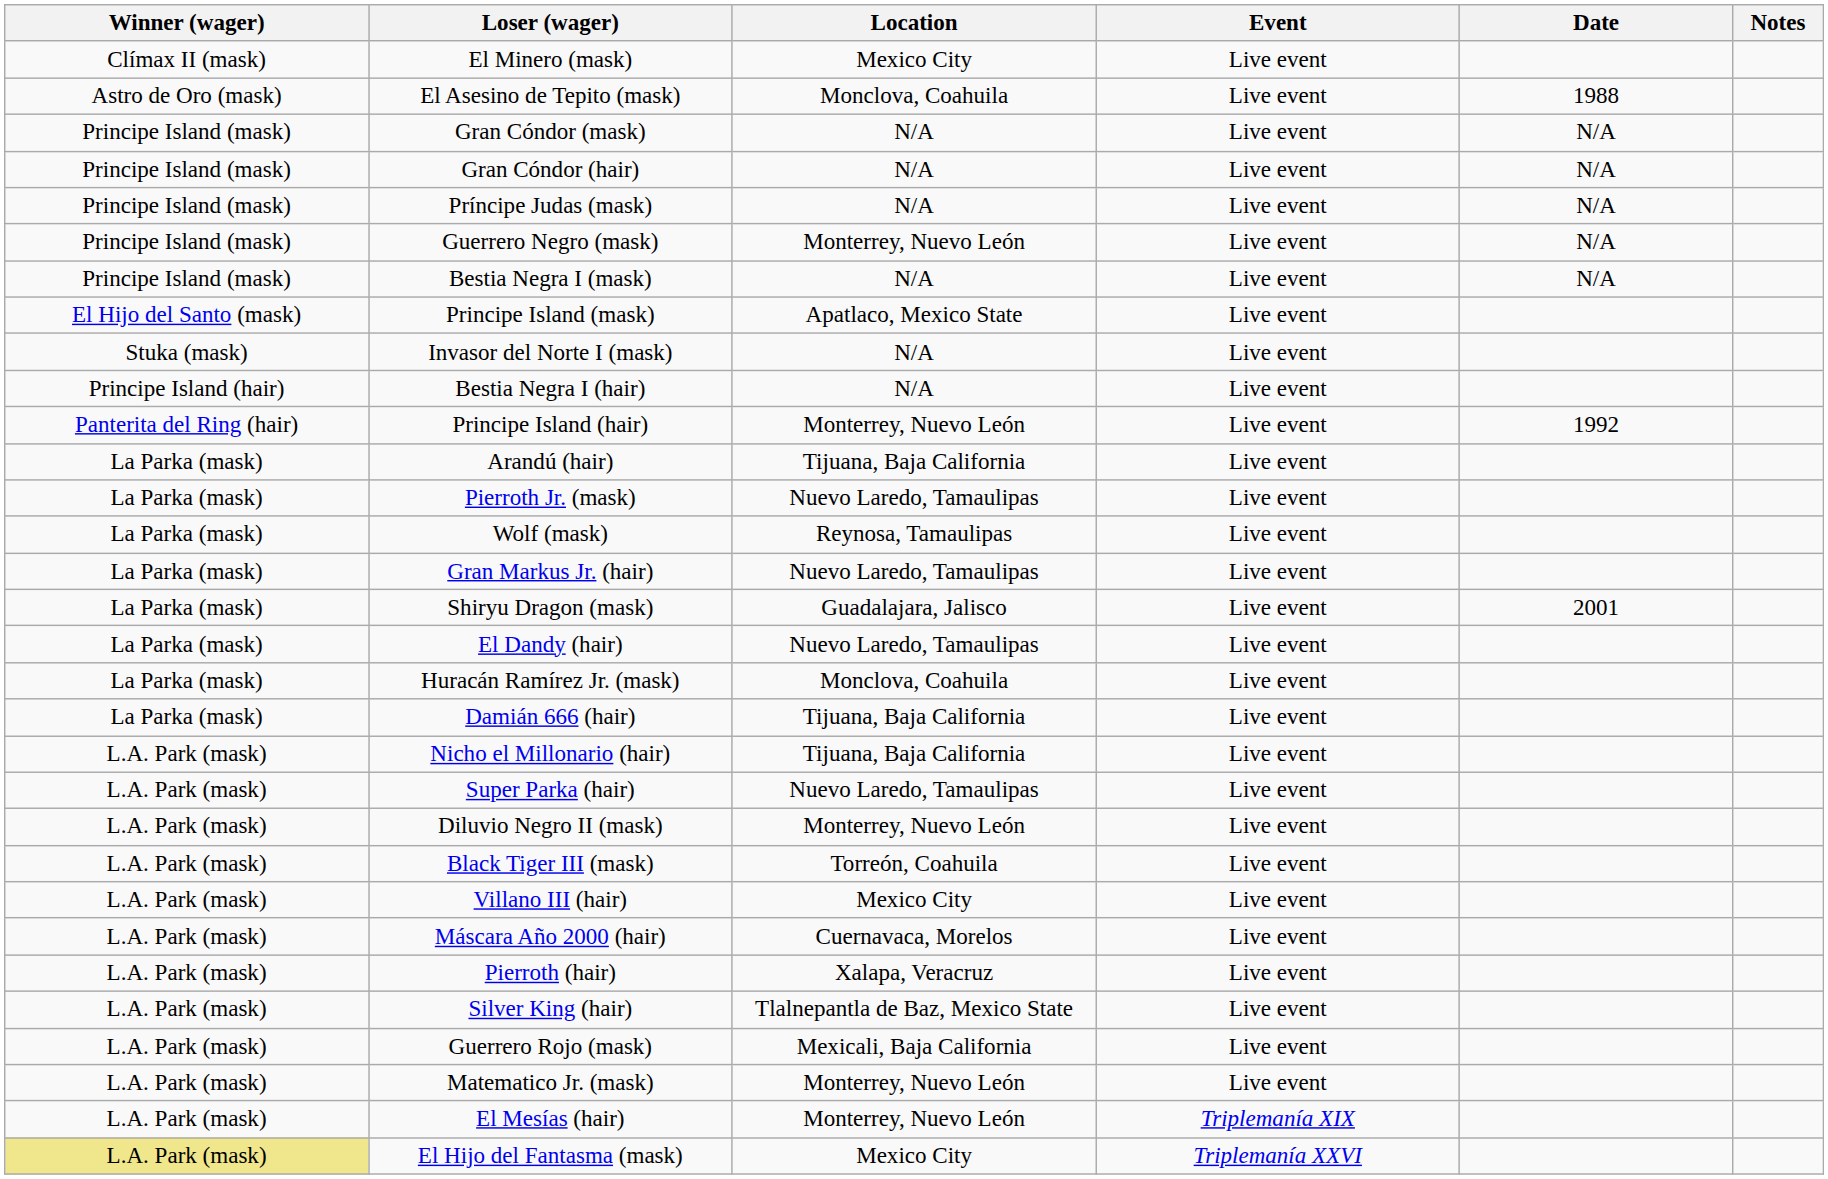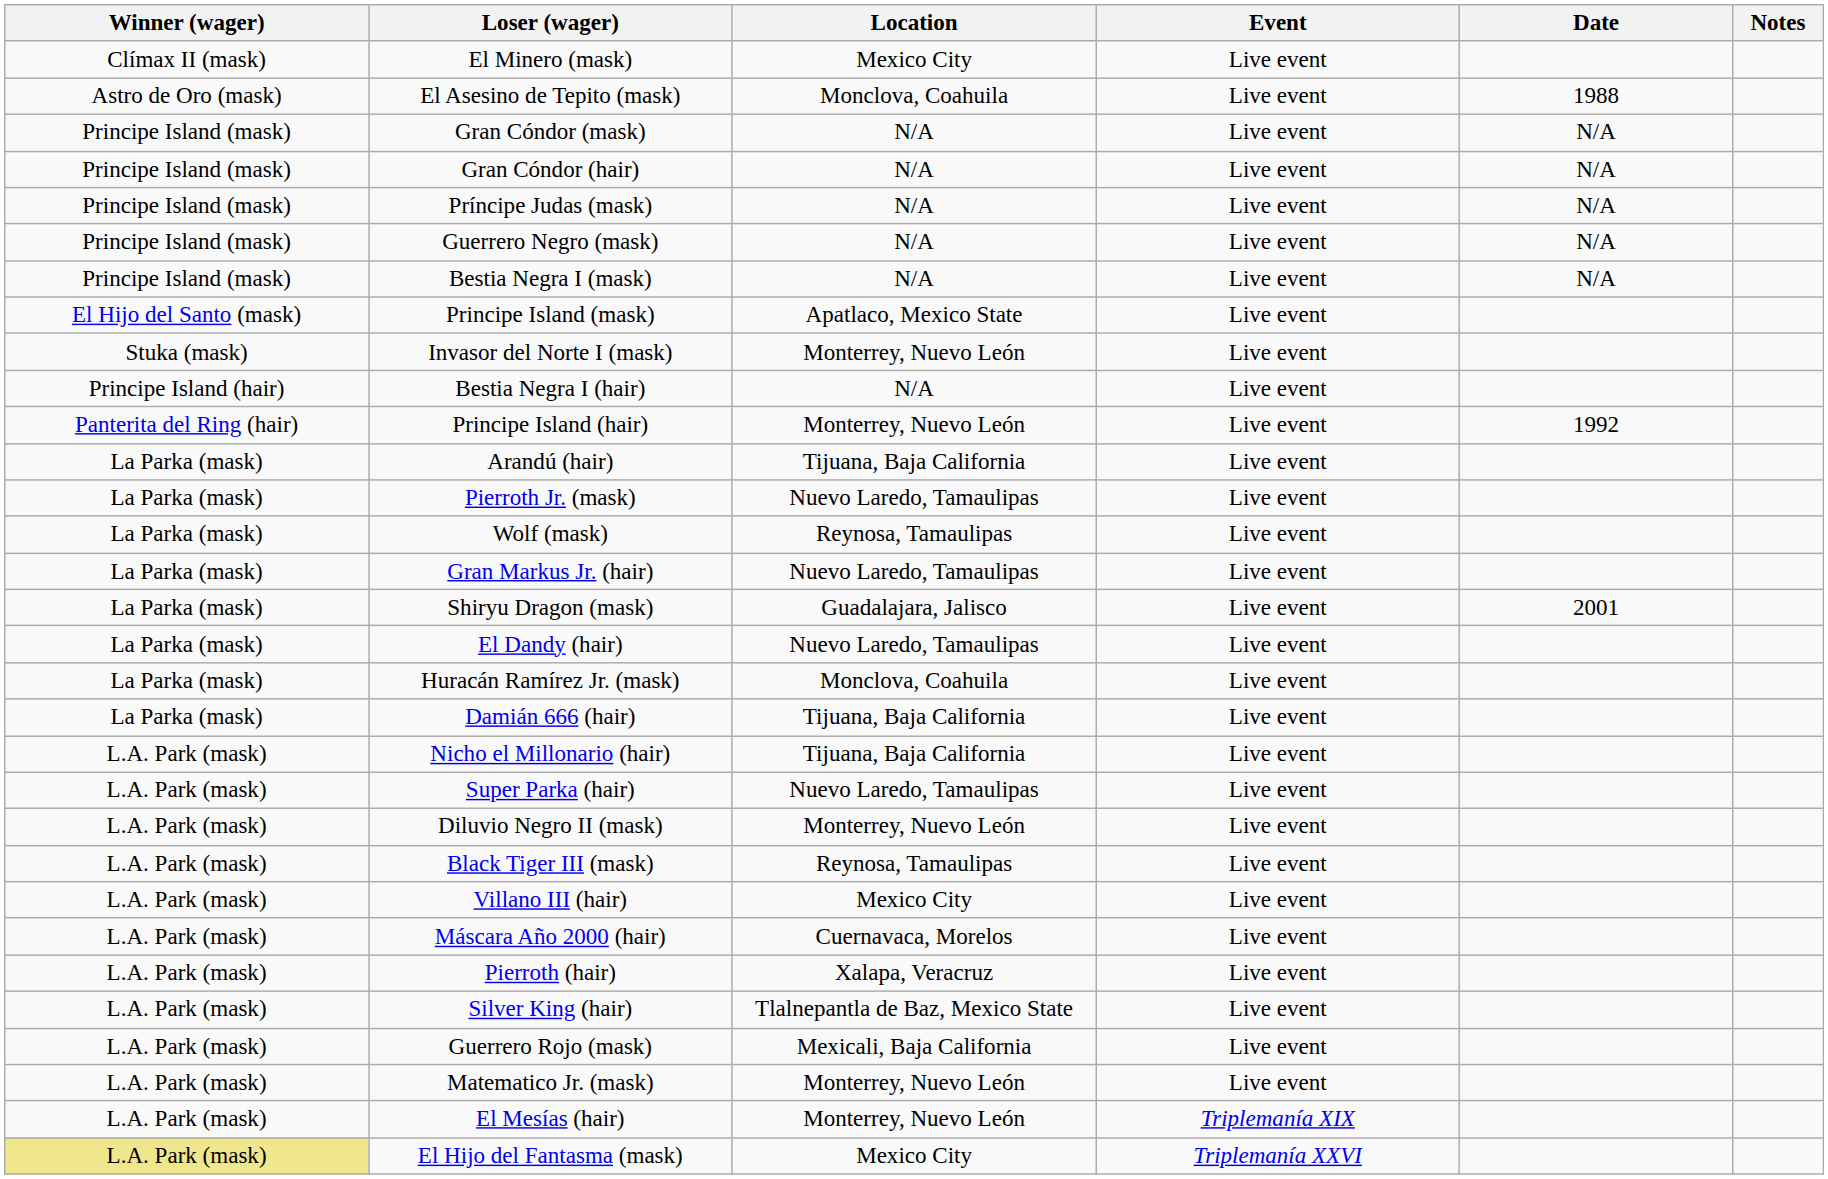(914, 242) Monterrey, Nuevo León -> (914, 242) N/A
(914, 351) N/A -> (914, 351) Monterrey, Nuevo León
(914, 863) Torreón, Coahuila -> (914, 863) Reynosa, Tamaulipas
